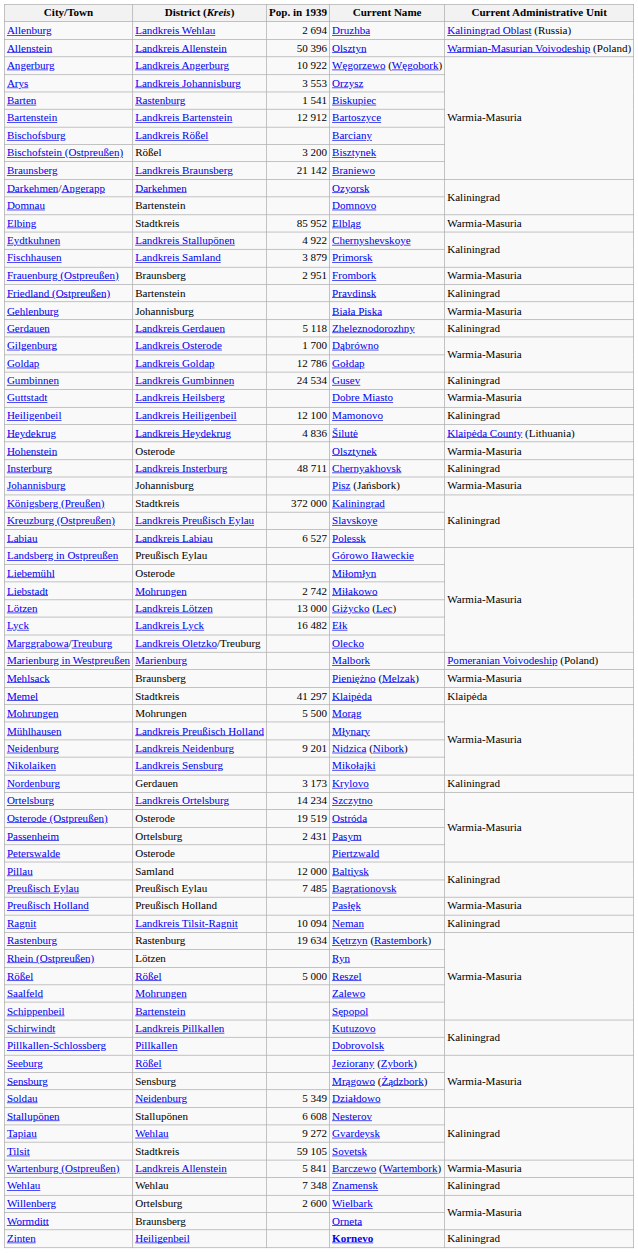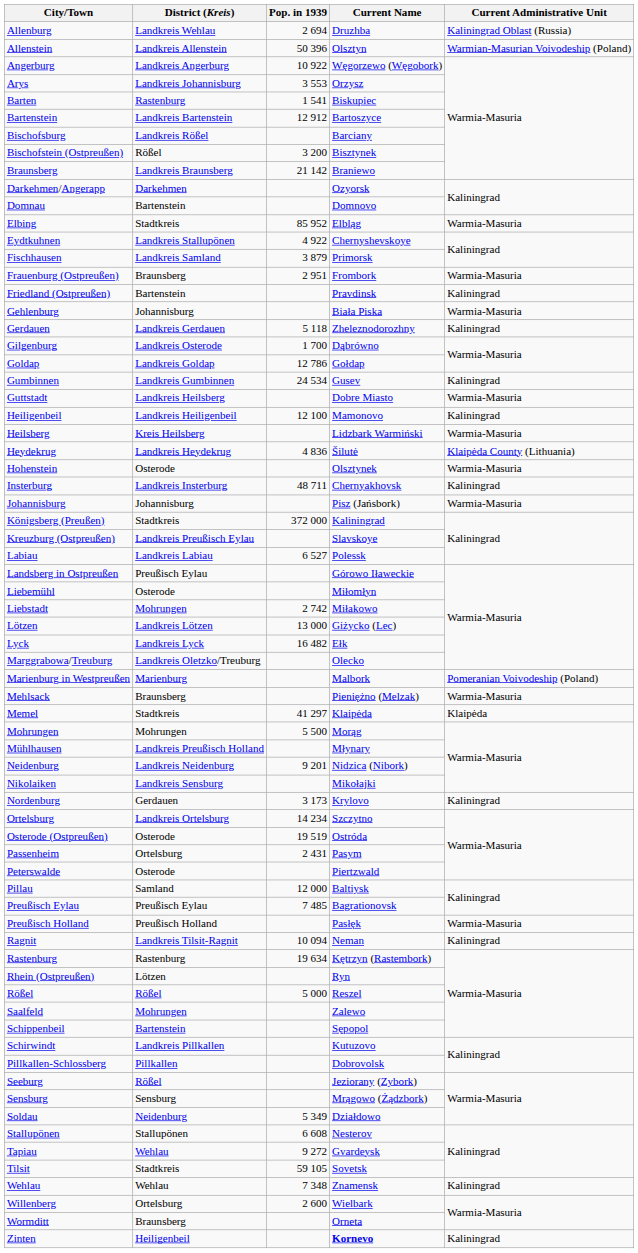+ row: (28, 433)
- row: (63, 1168)
